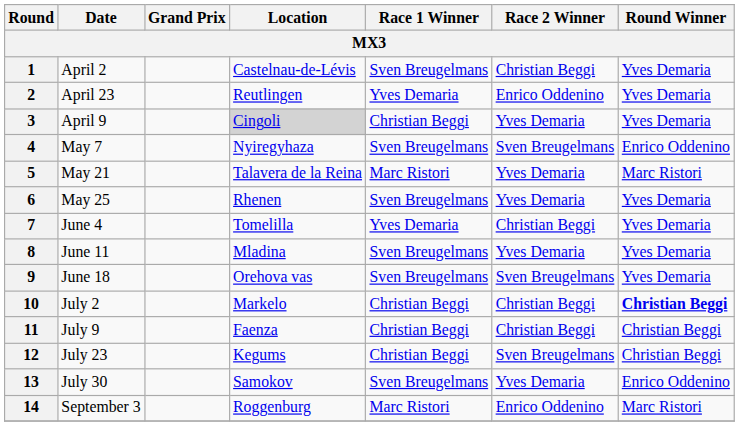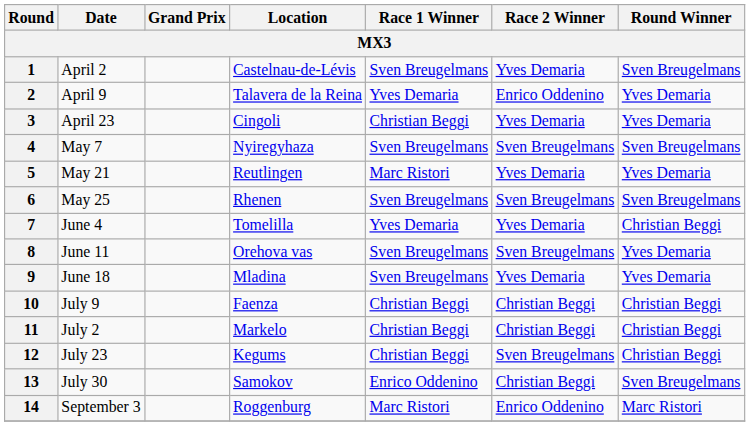(545, 69) Christian Beggi -> (540, 69) Yves Demaria
(666, 69) Yves Demaria -> (681, 69) Sven Breugelmans
(88, 95) April 23 -> (84, 95) April 9
(268, 95) Reutlingen -> (298, 95) Talavera de la Reina
(84, 121) April 9 -> (88, 121) April 23
(257, 121) lightgrey background -> (257, 121) no background
(676, 147) Enrico Oddenino -> (681, 147) Sven Breugelmans
(298, 173) Talavera de la Reina -> (268, 173) Reutlingen
(662, 173) Marc Ristori -> (666, 173) Yves Demaria
(540, 199) Yves Demaria -> (555, 199) Sven Breugelmans
(666, 199) Yves Demaria -> (681, 199) Sven Breugelmans
(545, 225) Christian Beggi -> (540, 225) Yves Demaria
(666, 225) Yves Demaria -> (672, 225) Christian Beggi
(259, 251) Mladina -> (273, 251) Orehova vas
(540, 251) Yves Demaria -> (555, 251) Sven Breugelmans
(273, 277) Orehova vas -> (259, 277) Mladina
(555, 277) Sven Breugelmans -> (540, 277) Yves Demaria
(80, 303) July 2 -> (80, 303) July 9
(260, 303) Markelo -> (255, 303) Faenza
(675, 303) bold -> (672, 303) normal
(80, 329) July 9 -> (80, 329) July 2
(255, 329) Faenza -> (260, 329) Markelo
(429, 381) Sven Breugelmans -> (424, 381) Enrico Oddenino
(540, 381) Yves Demaria -> (545, 381) Christian Beggi
(676, 381) Enrico Oddenino -> (681, 381) Sven Breugelmans
